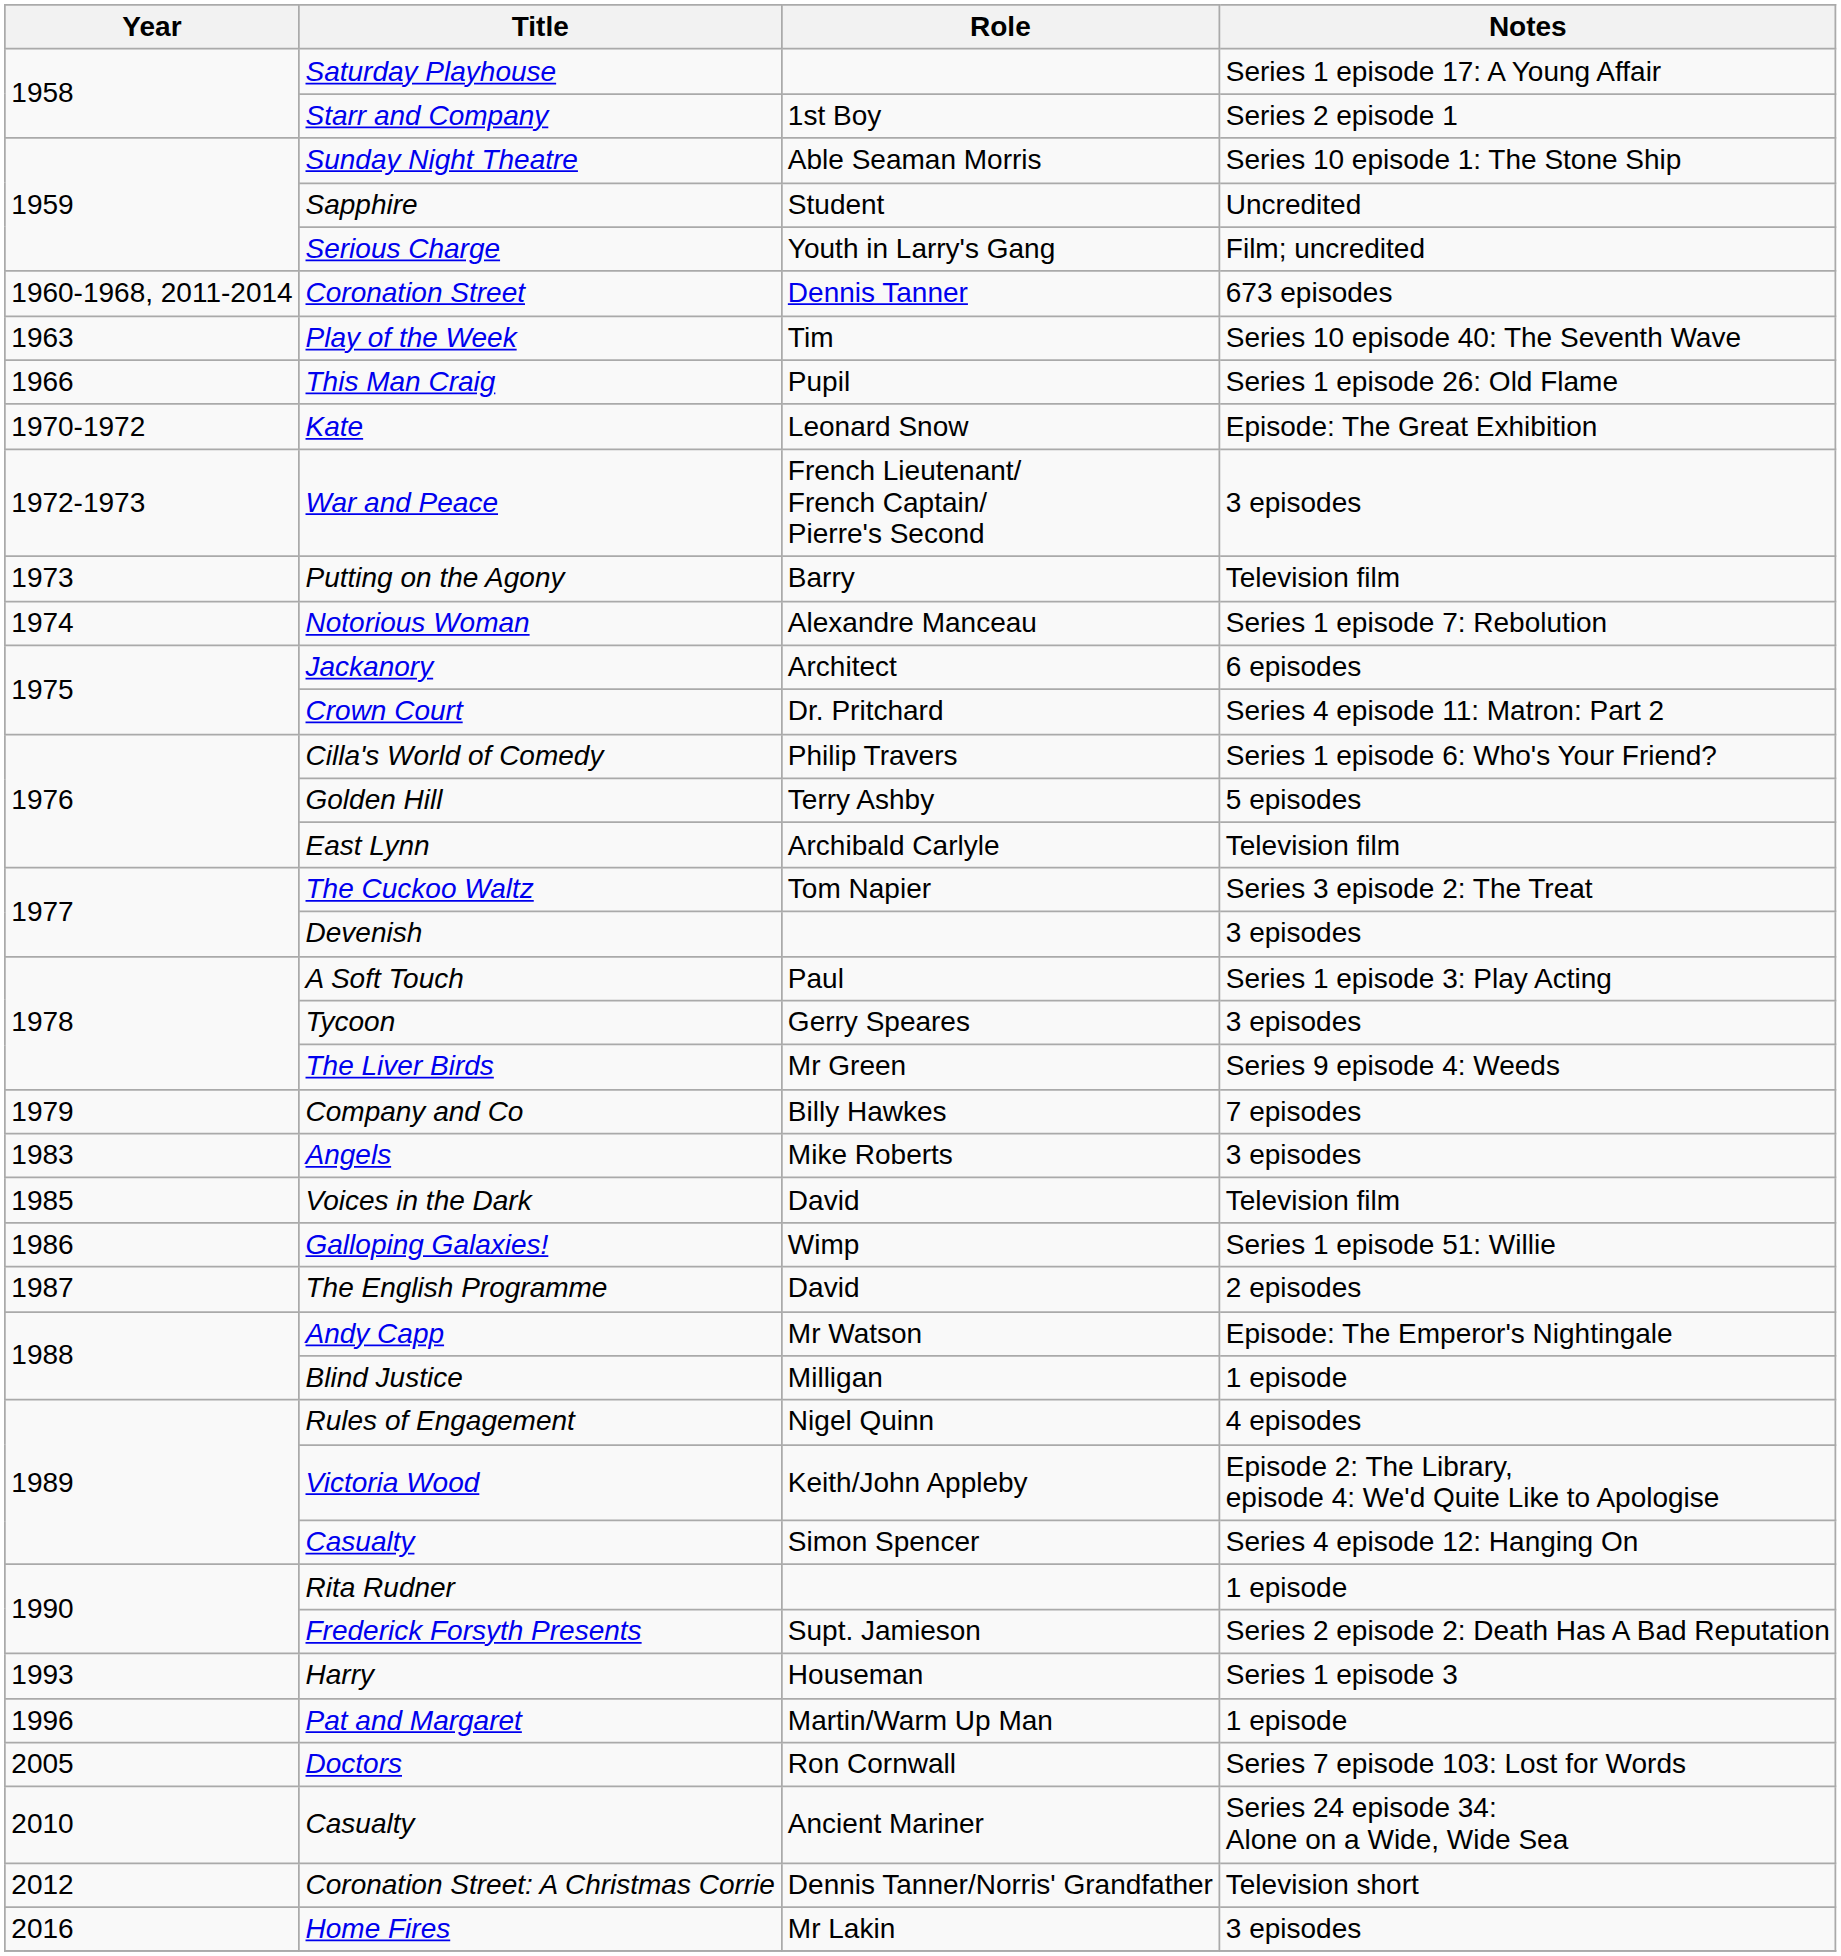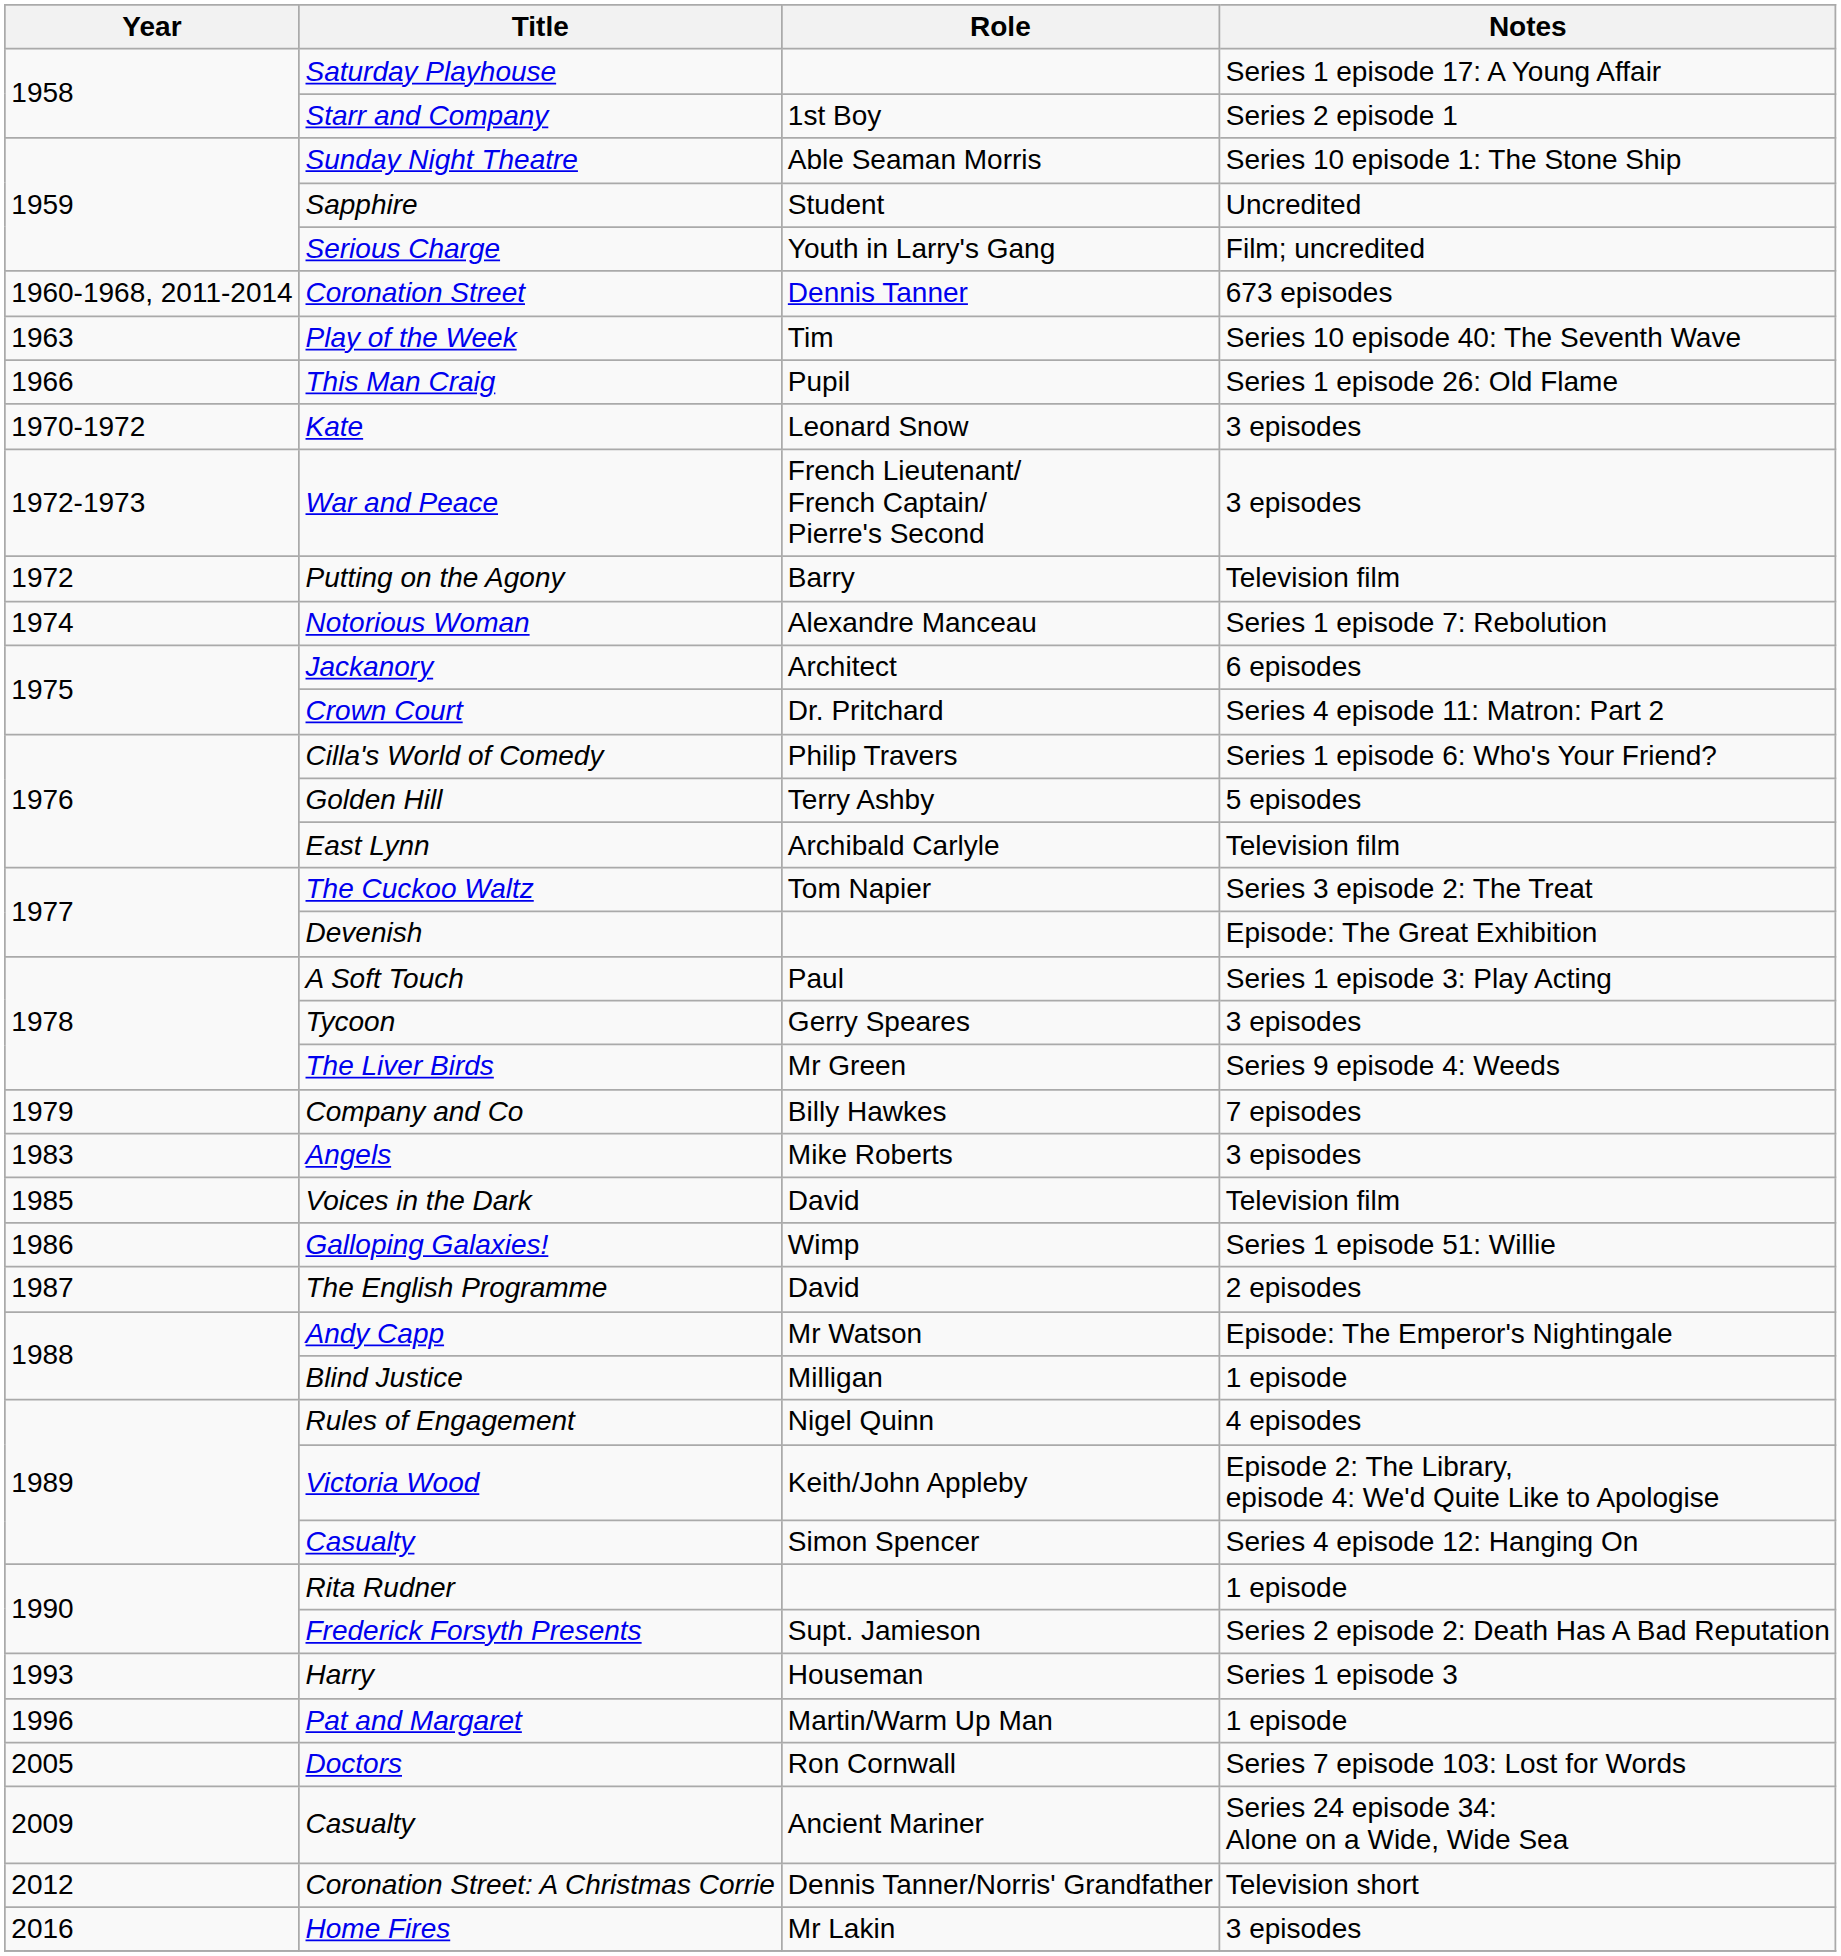(1412, 426) Episode: The Great Exhibition -> (1294, 426) 3 episodes
(42, 578) 1973 -> (42, 578) 1972
(1294, 933) 3 episodes -> (1412, 933) Episode: The Great Exhibition
(42, 1824) 2010 -> (42, 1824) 2009
